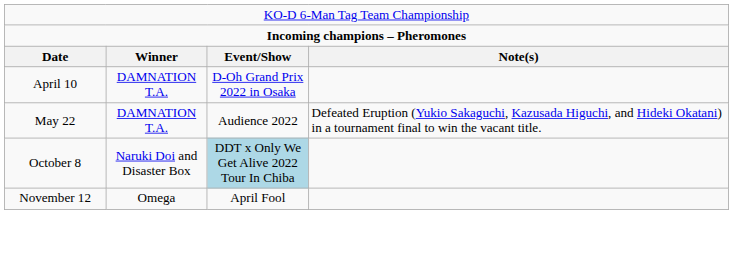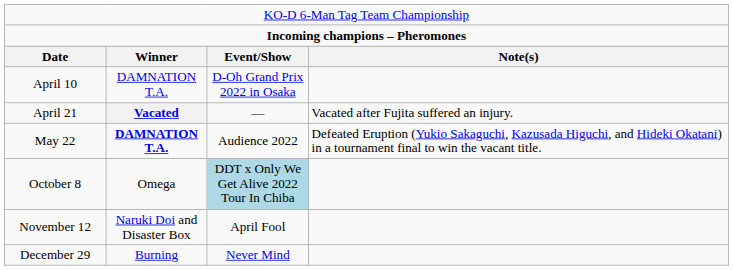+ row: (55, 112)
(156, 120) normal -> (156, 141) bold
(156, 163) Naruki Doi and Disaster Box -> (156, 184) Omega
(156, 198) Omega -> (156, 226) Naruki Doi and Disaster Box
+ row: (55, 255)
